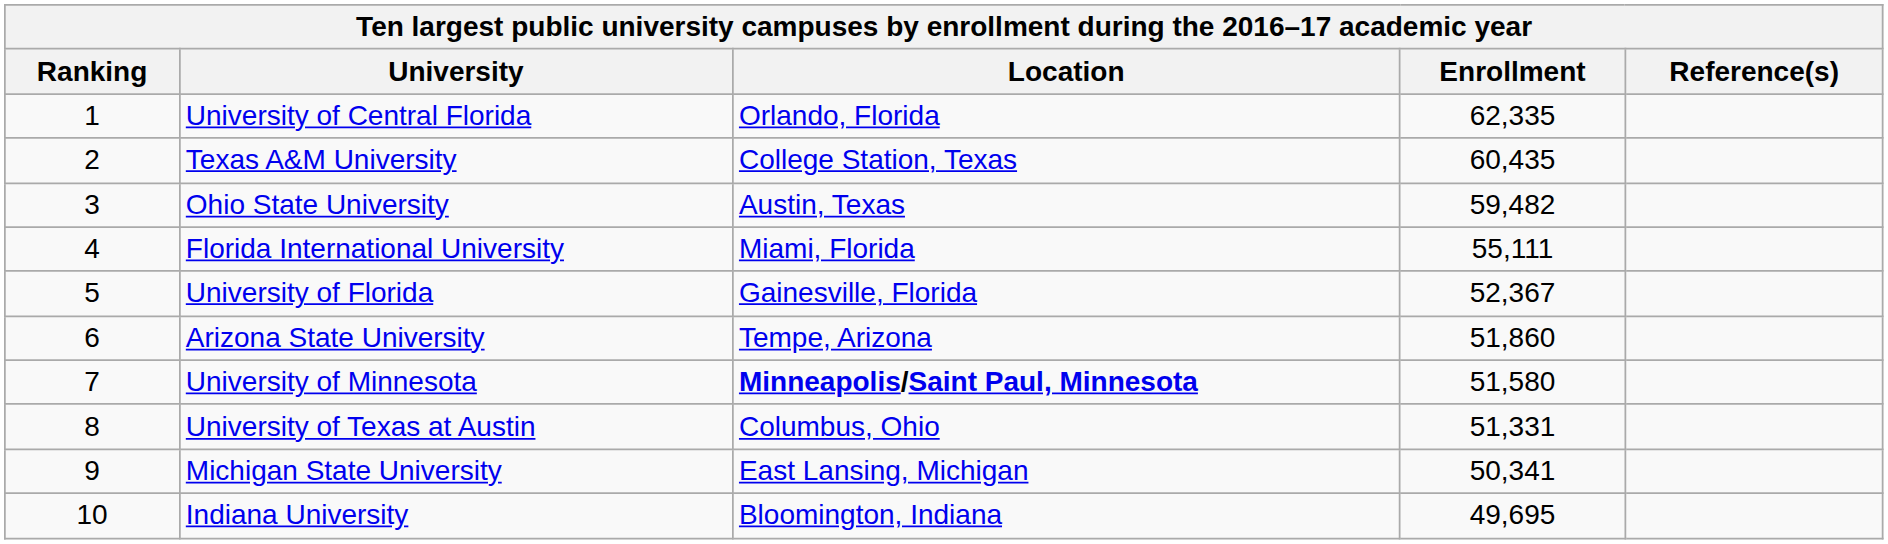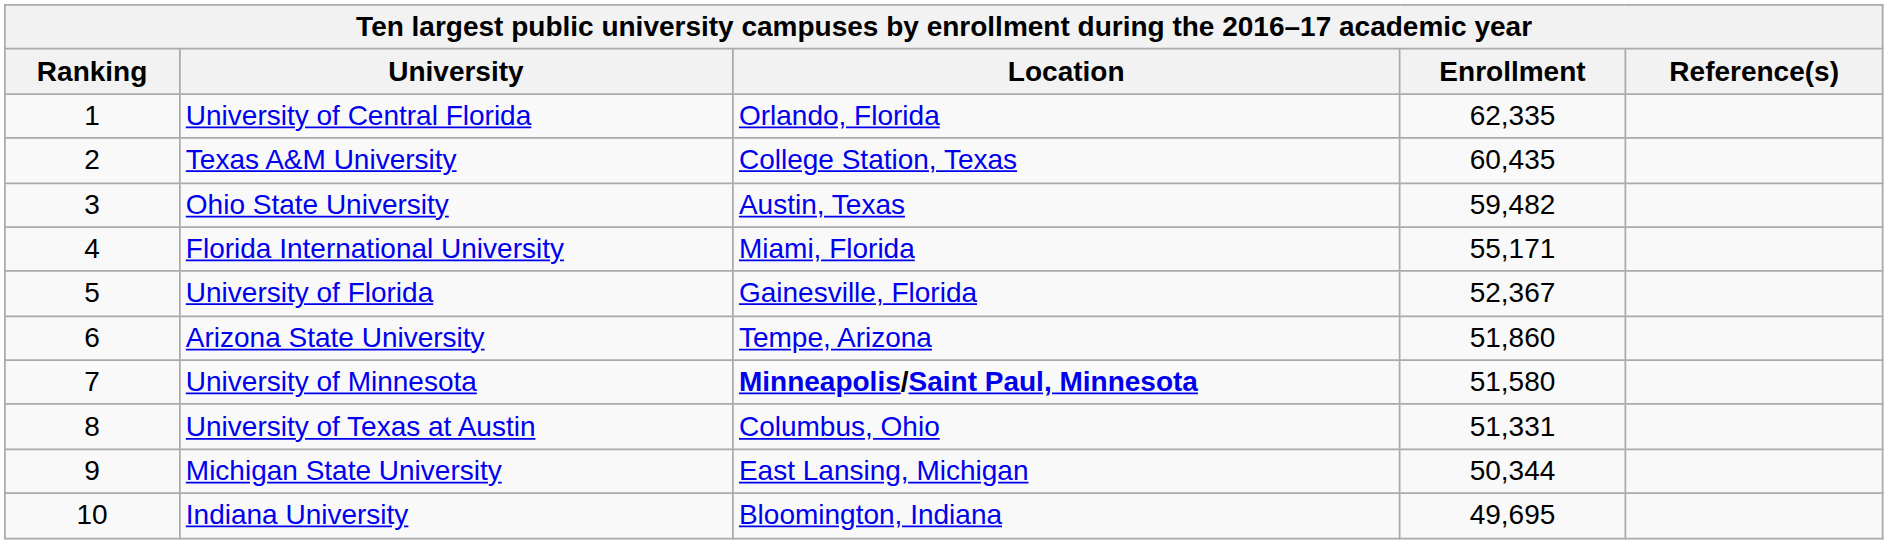(1512, 248) 55,111 -> (1512, 248) 55,171
(1512, 470) 50,341 -> (1512, 470) 50,344
